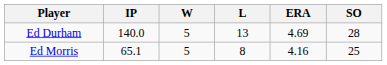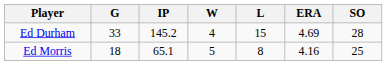+ column: (115, 13)
(131, 32) 140.0 -> (163, 32) 145.2
(187, 32) 5 -> (212, 32) 4
(242, 32) 13 -> (260, 32) 15
